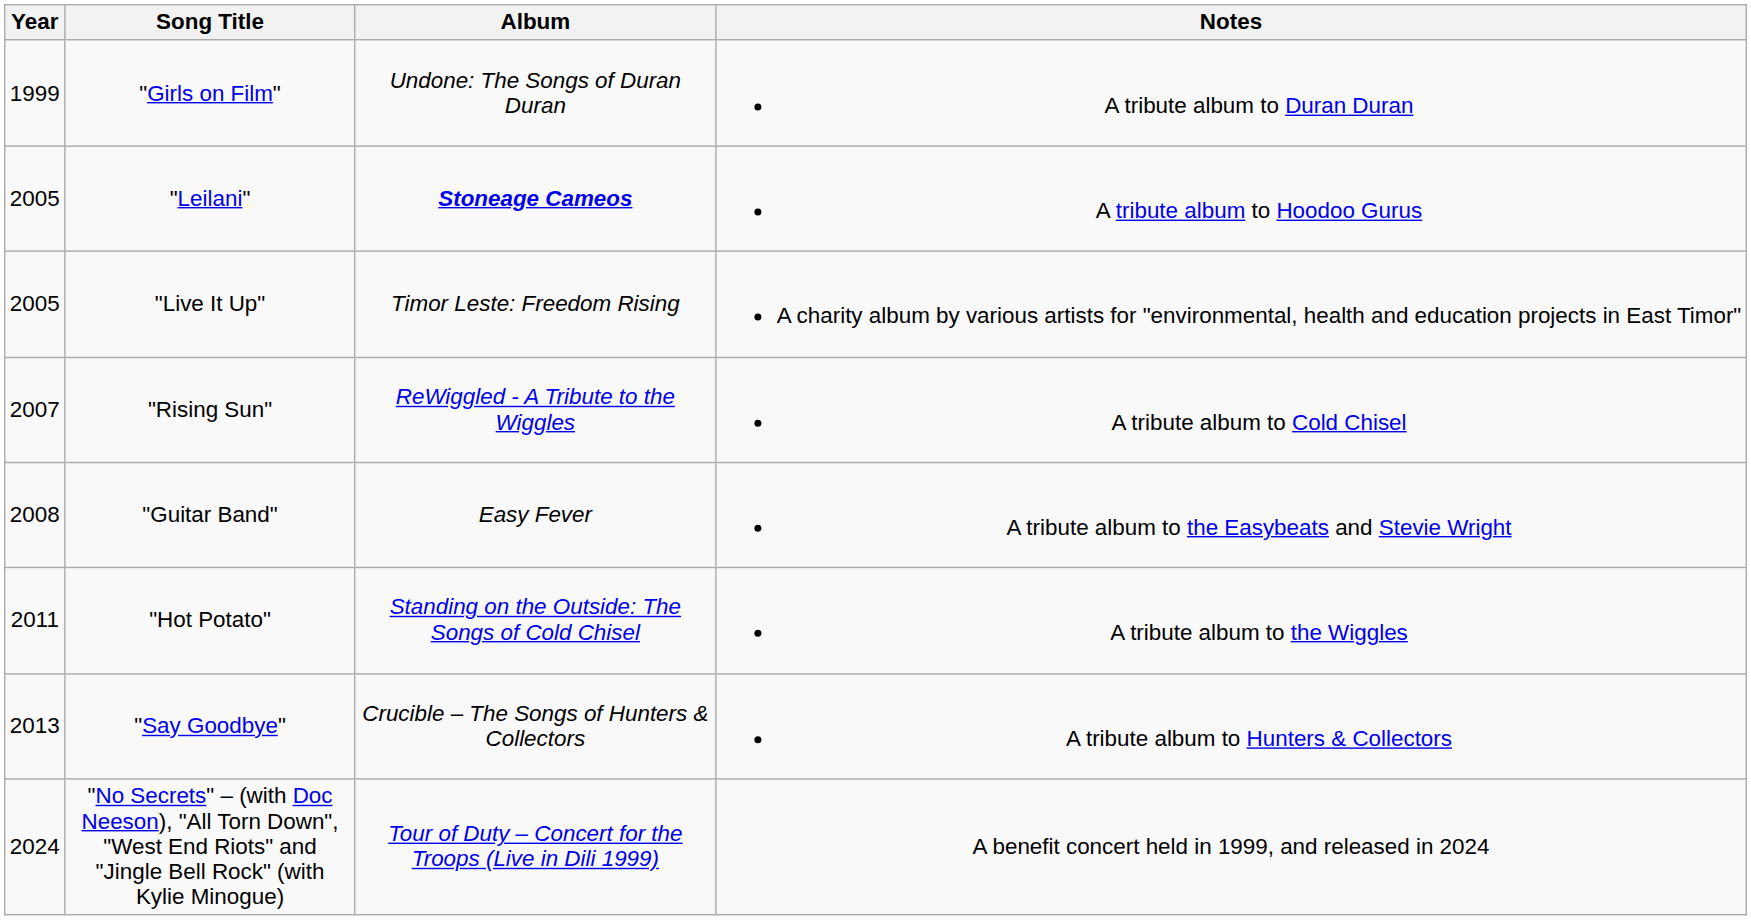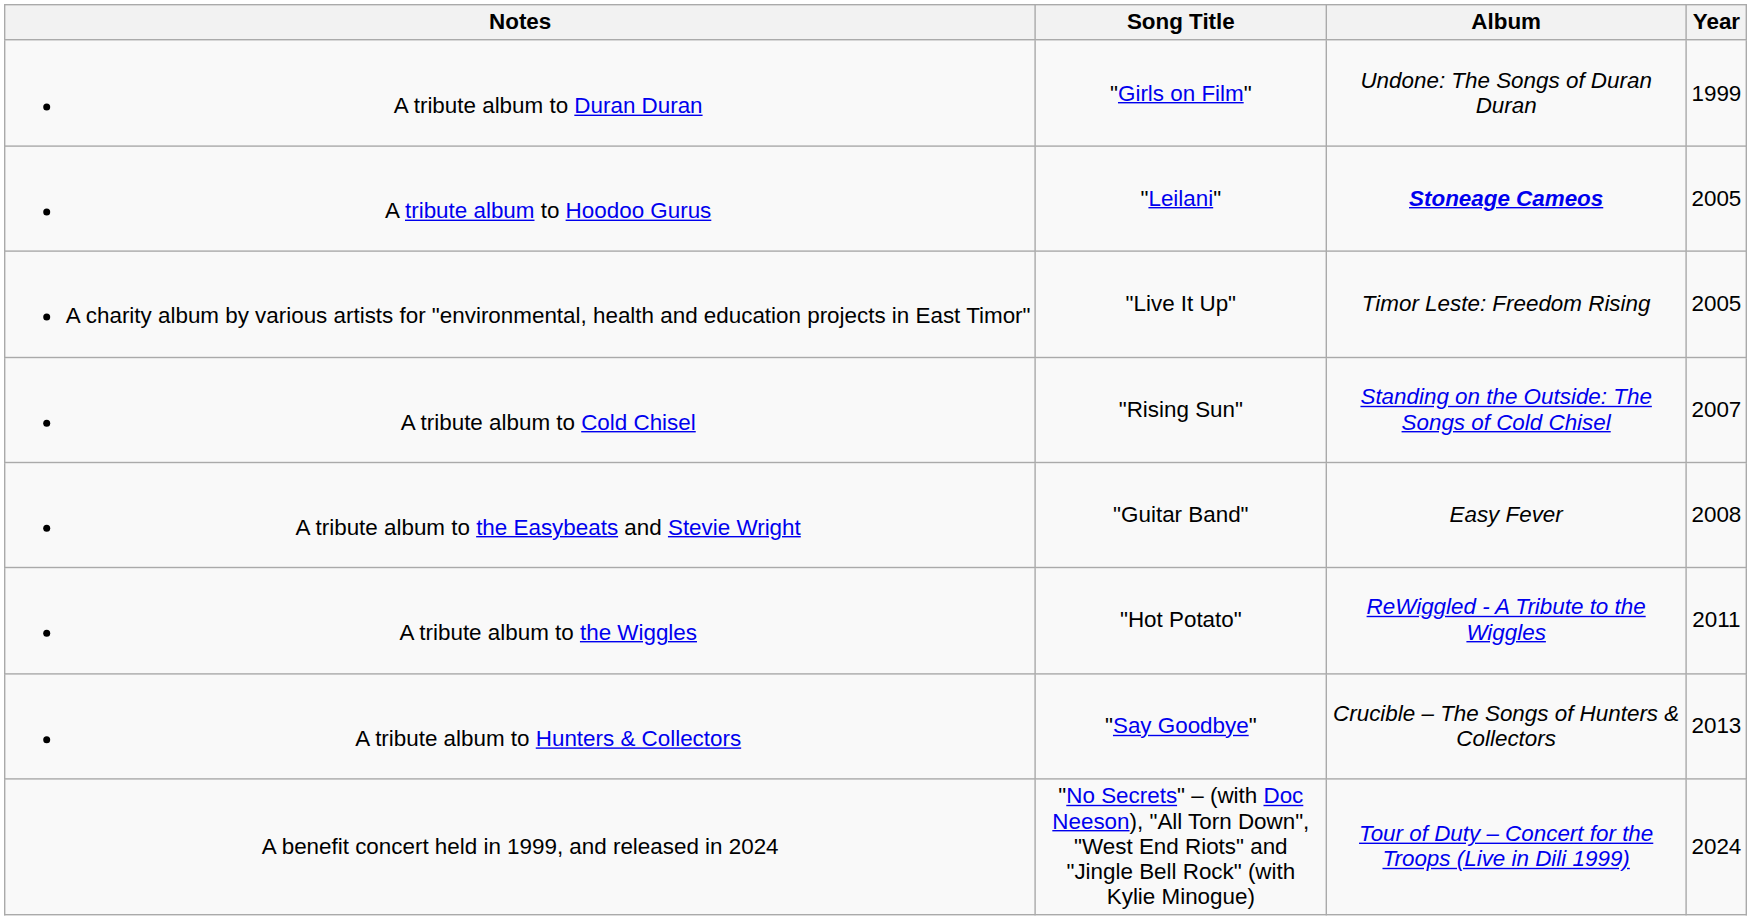columns swapped: (35, 22) <-> (1231, 22)
(535, 409) ReWiggled - A Tribute to the Wiggles -> (1506, 409) Standing on the Outside: The Songs of Cold Chisel
(535, 620) Standing on the Outside: The Songs of Cold Chisel -> (1506, 620) ReWiggled - A Tribute to the Wiggles
